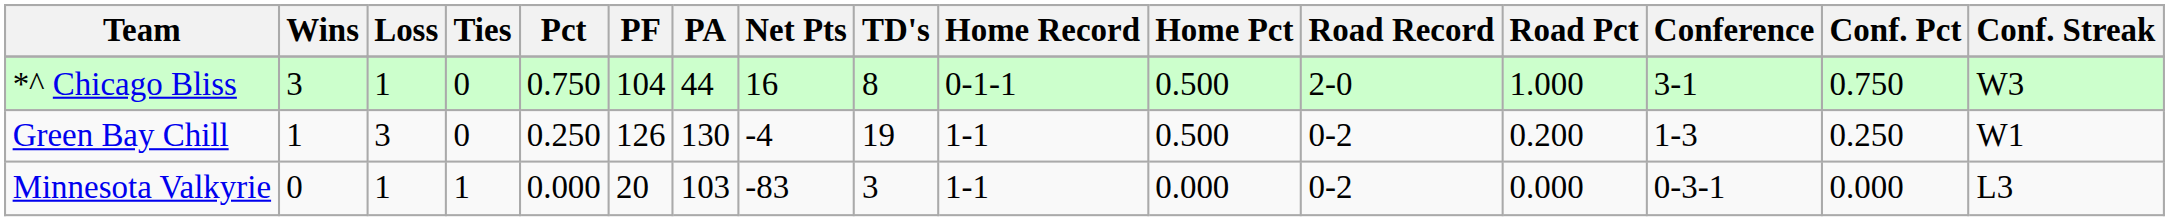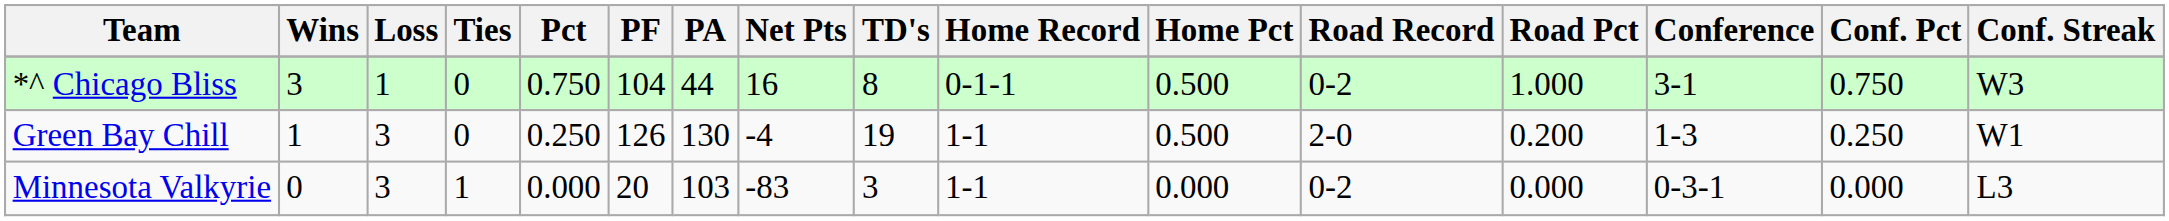(1331, 82) 2-0 -> (1331, 82) 0-2
(1331, 135) 0-2 -> (1331, 135) 2-0
(382, 187) 1 -> (382, 187) 3
